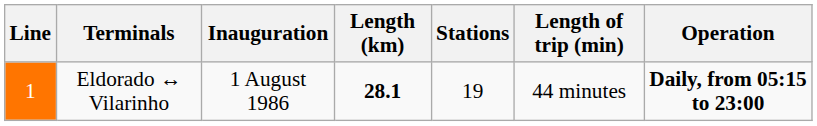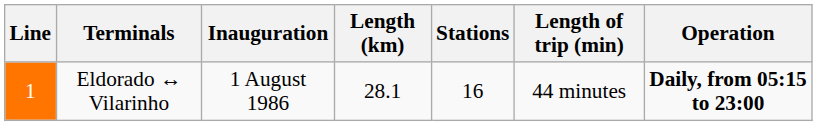(383, 91) bold -> (383, 91) normal
(473, 91) 19 -> (473, 91) 16
